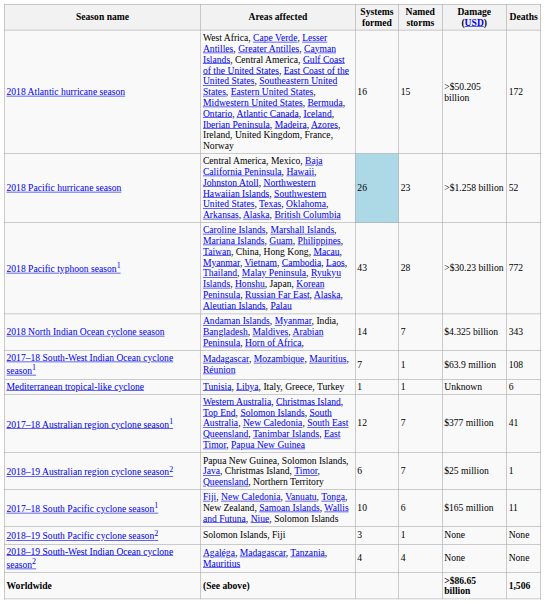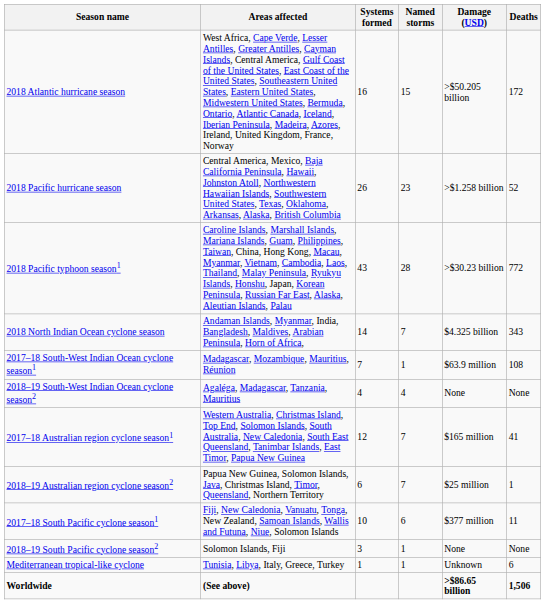(362, 188) lightblue background -> (362, 188) no background
rows swapped: (90, 558) <-> (75, 386)
(469, 423) $377 million -> (469, 437) $165 million
(469, 508) $165 million -> (469, 521) $377 million
